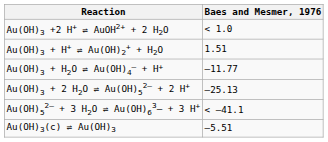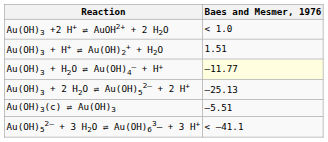(221, 69) no background -> (221, 69) lightyellow background
rows swapped: (103, 109) <-> (61, 128)
